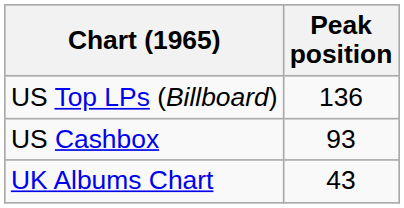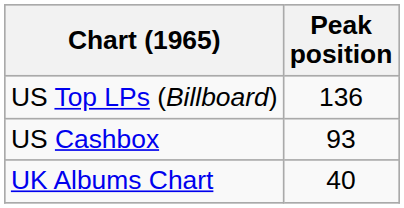(341, 180) 43 -> (341, 180) 40
